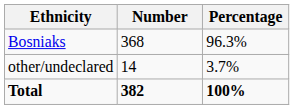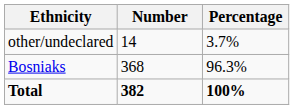rows swapped: (37, 41) <-> (61, 66)
